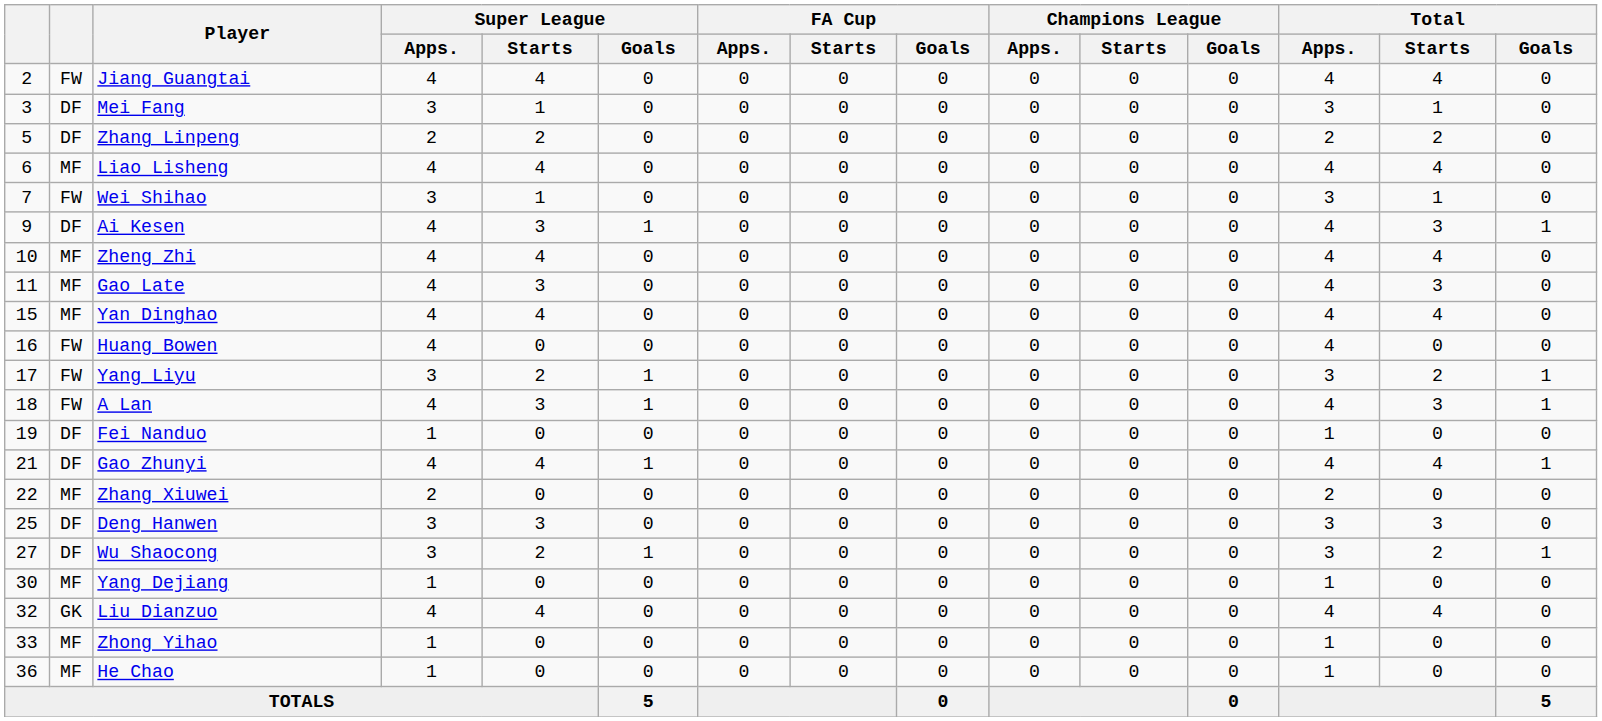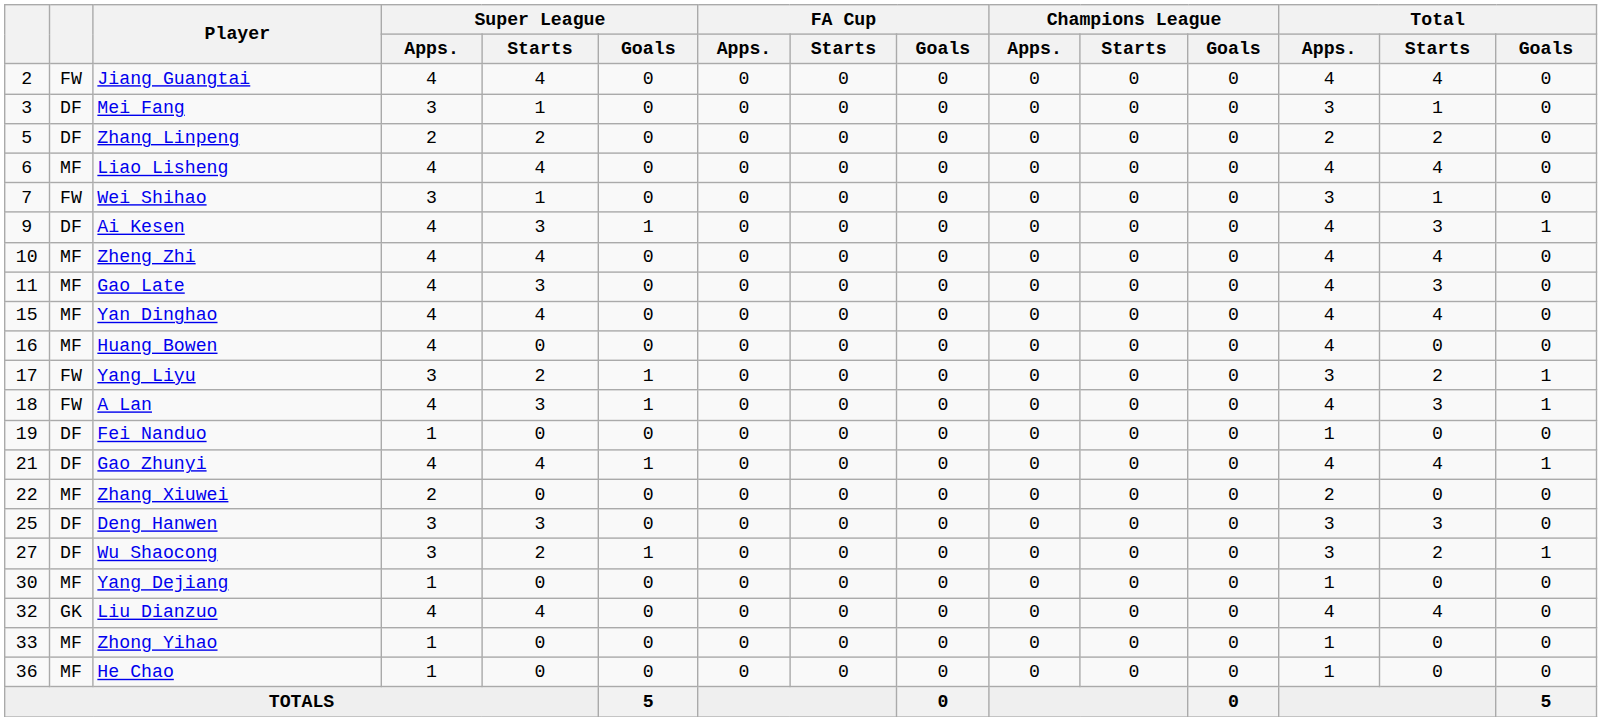(71, 346) FW -> (71, 346) MF
